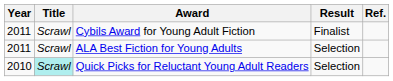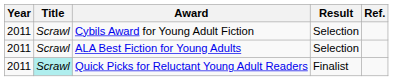(332, 31) Finalist -> (336, 31) Selection
(19, 66) 2010 -> (19, 66) 2011
(337, 66) Selection -> (331, 66) Finalist
